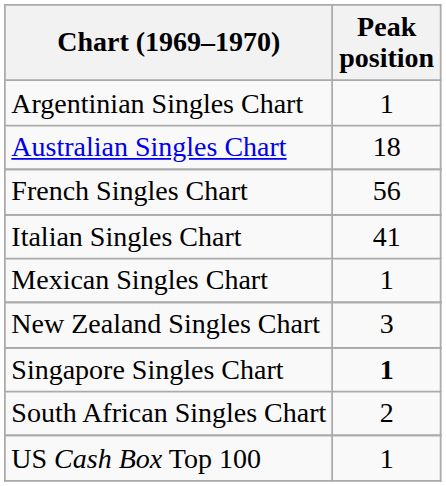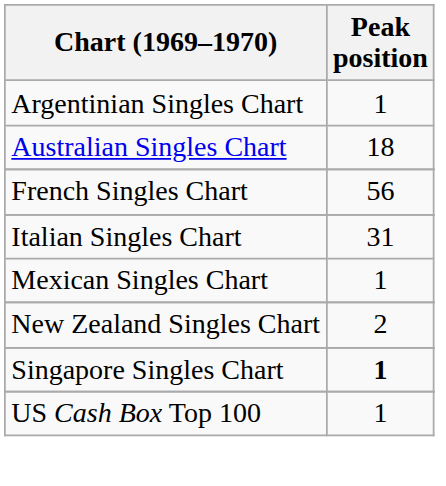(387, 235) 41 -> (380, 235) 31
(387, 324) 3 -> (380, 324) 2
- row: (169, 413)
